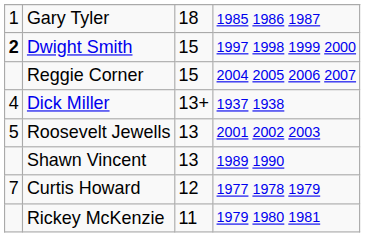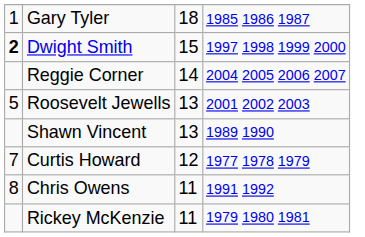(189, 75) 15 -> (189, 75) 14
- row: (68, 103)
+ row: (78, 189)
